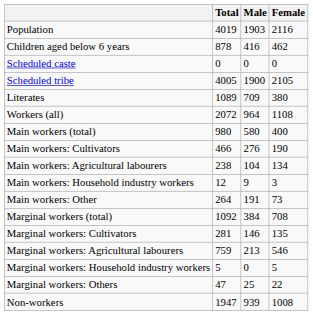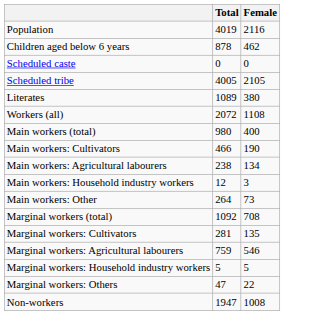- column: (255, 13)
